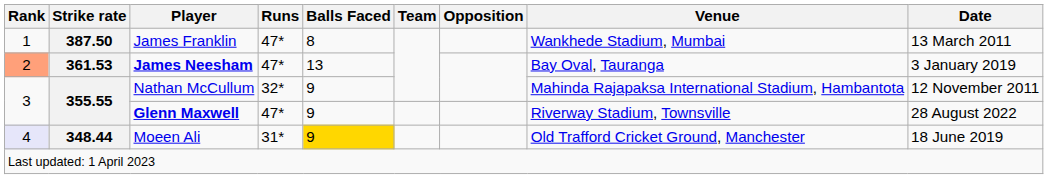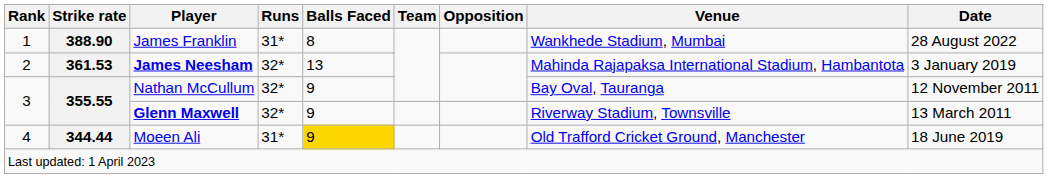(89, 40) 387.50 -> (89, 40) 388.90
(273, 40) 47* -> (273, 40) 31*
(961, 40) 13 March 2011 -> (964, 40) 28 August 2022
(27, 64) lightsalmon background -> (27, 64) no background
(273, 64) 47* -> (273, 64) 32*
(597, 64) Bay Oval, Tauranga -> (717, 64) Mahinda Rajapaksa International Stadium, Hambantota
(717, 88) Mahinda Rajapaksa International Stadium, Hambantota -> (597, 88) Bay Oval, Tauranga
(273, 112) 47* -> (273, 112) 32*
(964, 112) 28 August 2022 -> (961, 112) 13 March 2011
(27, 137) lavender background -> (27, 137) no background
(89, 137) 348.44 -> (89, 137) 344.44
